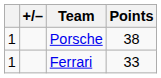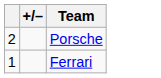- column: (131, 16)
(12, 39) 1 -> (12, 39) 2
